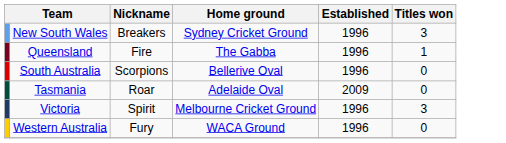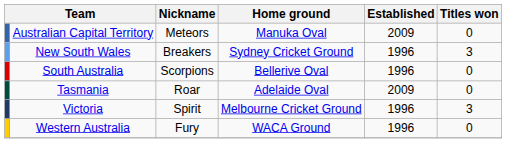+ row: (83, 33)
- row: (60, 52)
